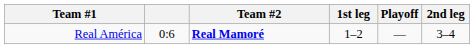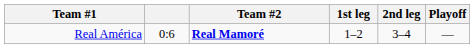columns swapped: (446, 14) <-> (400, 14)
